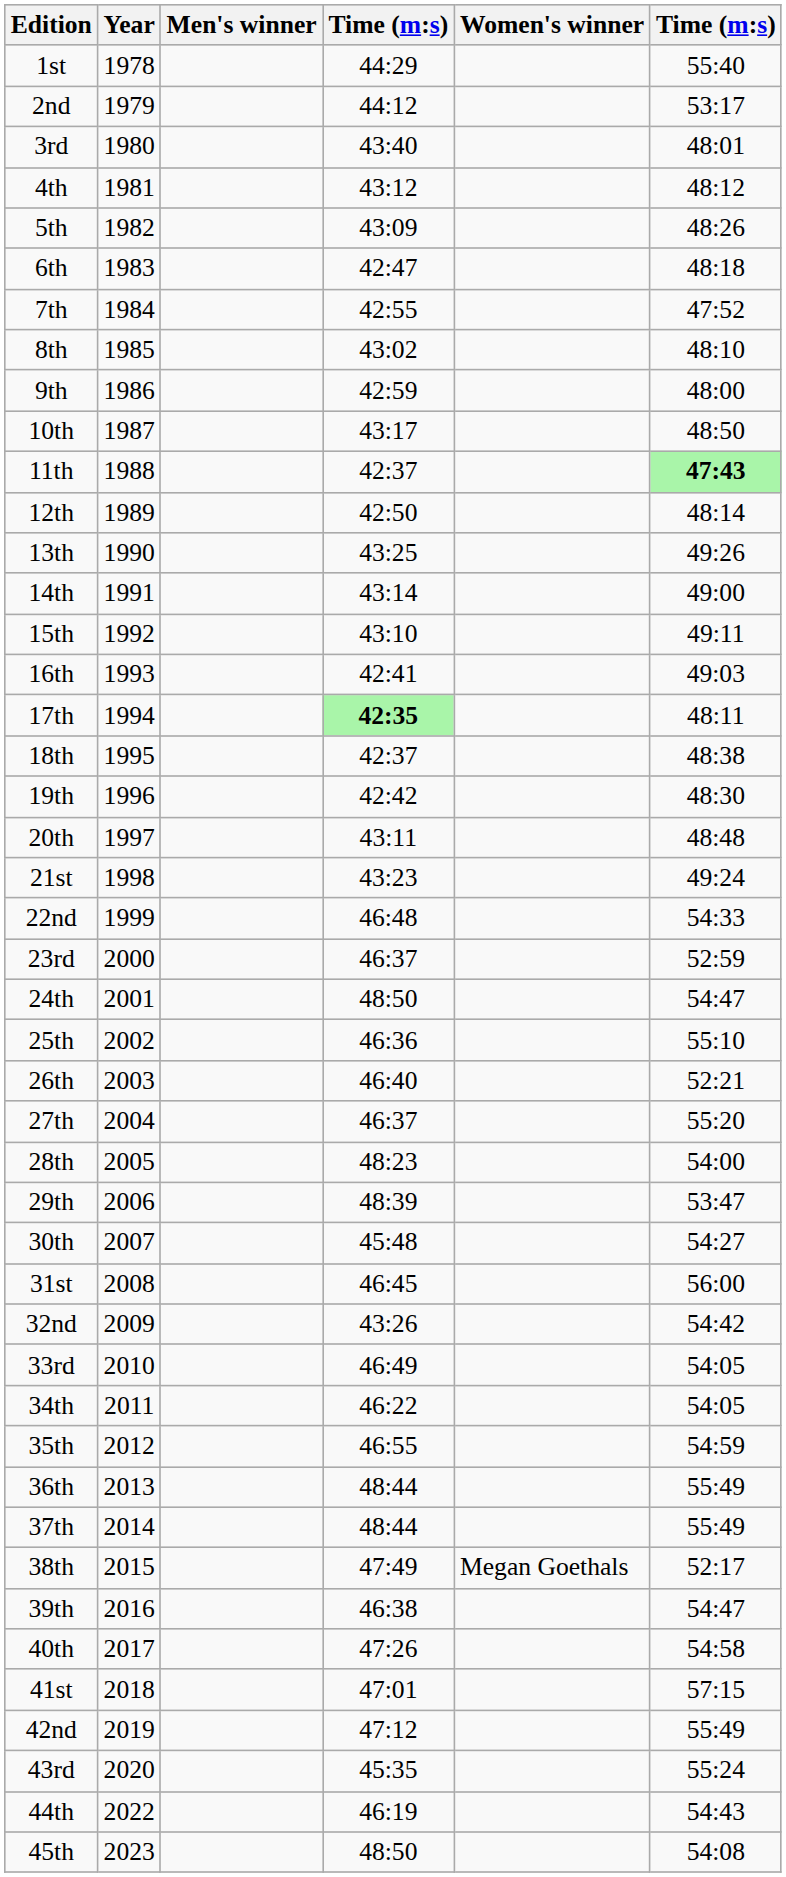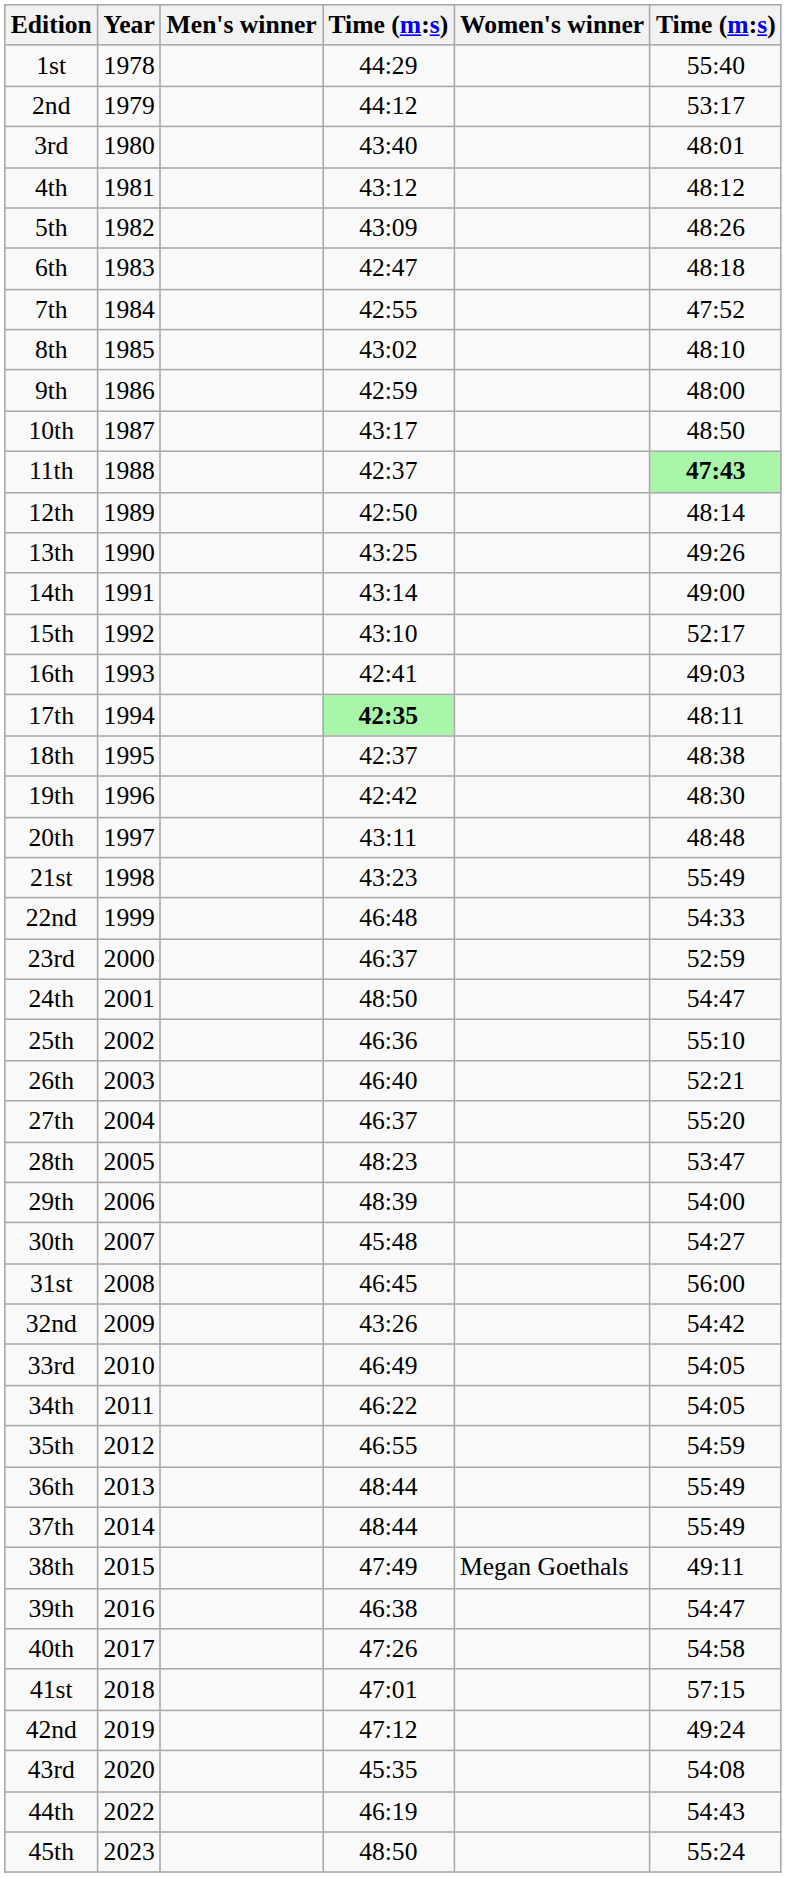(716, 633) 49:11 -> (716, 633) 52:17
(716, 877) 49:24 -> (716, 877) 55:49
(716, 1161) 54:00 -> (716, 1161) 53:47
(716, 1202) 53:47 -> (716, 1202) 54:00
(716, 1567) 52:17 -> (716, 1567) 49:11
(716, 1730) 55:49 -> (716, 1730) 49:24
(716, 1770) 55:24 -> (716, 1770) 54:08
(716, 1851) 54:08 -> (716, 1851) 55:24
